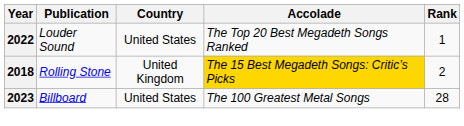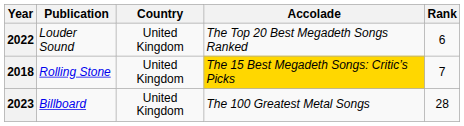(160, 39) United States -> (160, 39) United Kingdom
(442, 39) 1 -> (442, 39) 6
(442, 72) 2 -> (442, 72) 7
(160, 98) United States -> (160, 104) United Kingdom
